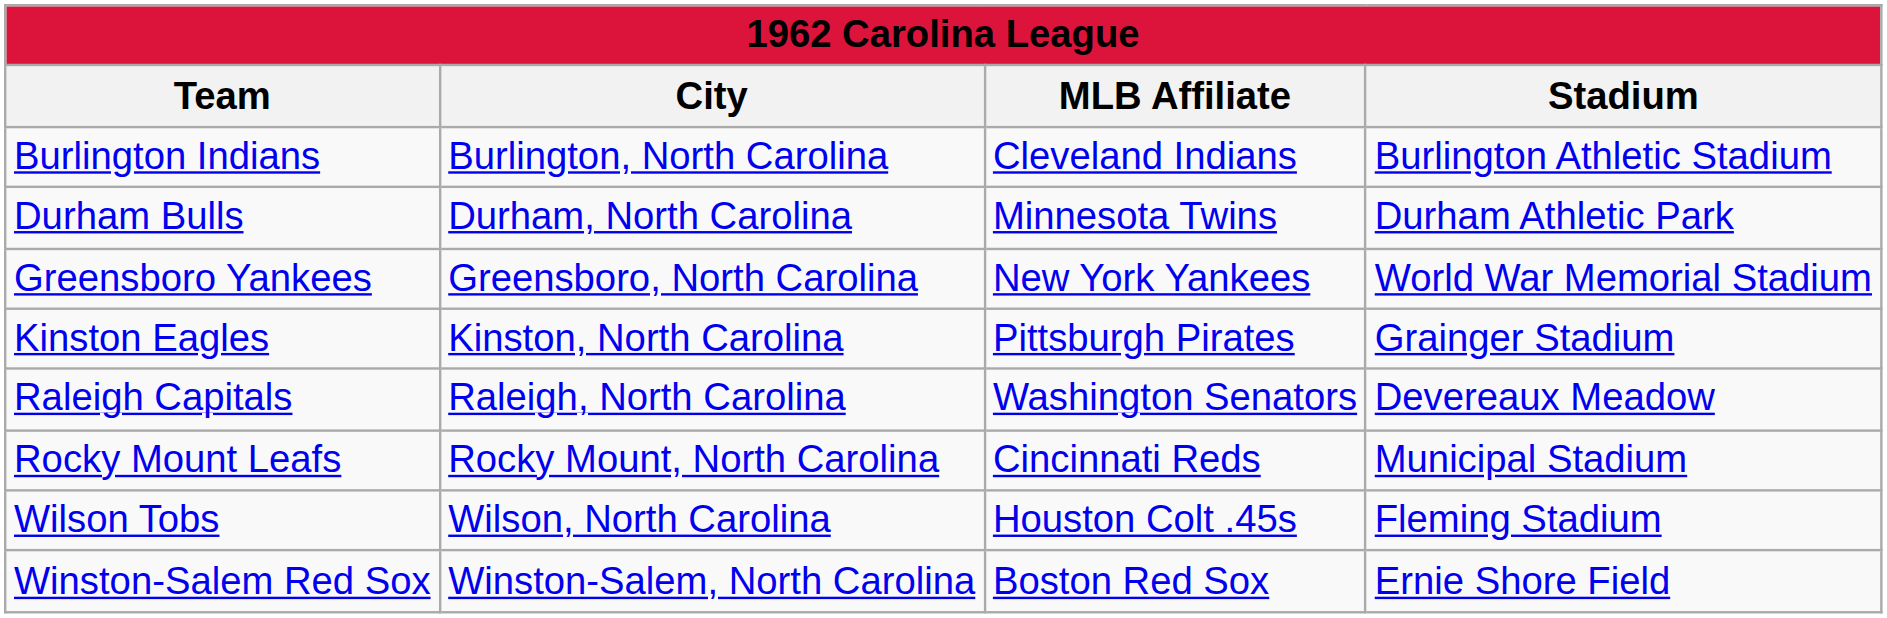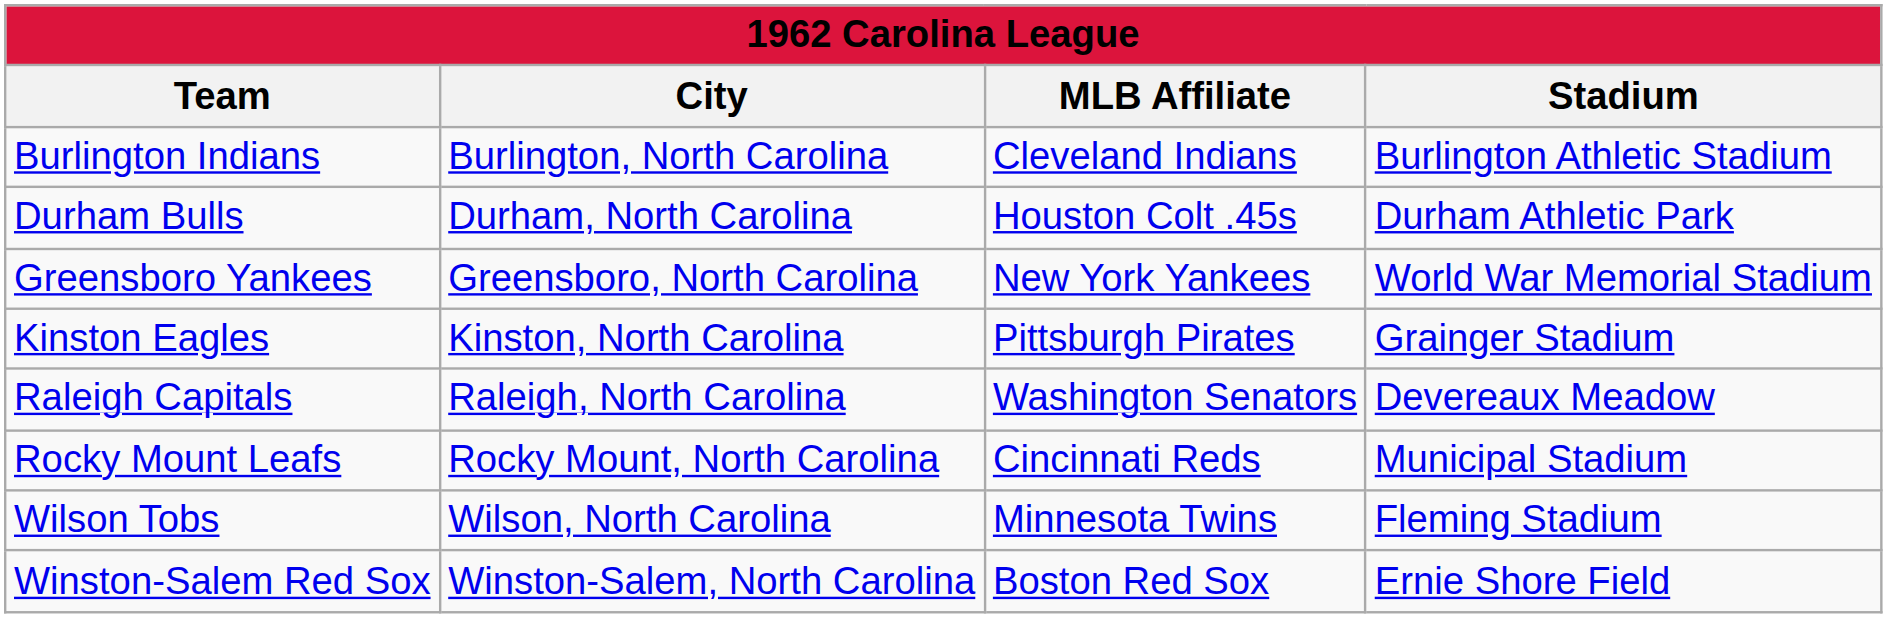(1135, 216) Minnesota Twins -> (1145, 216) Houston Colt .45s
(1145, 519) Houston Colt .45s -> (1135, 519) Minnesota Twins
